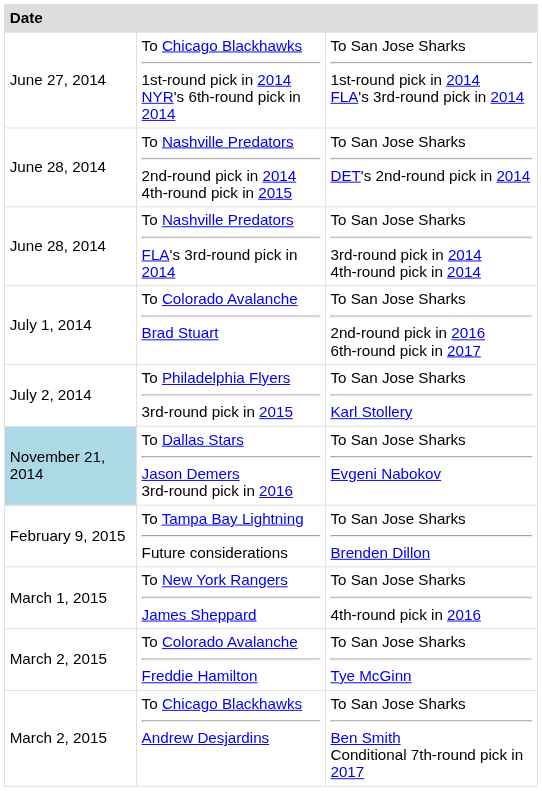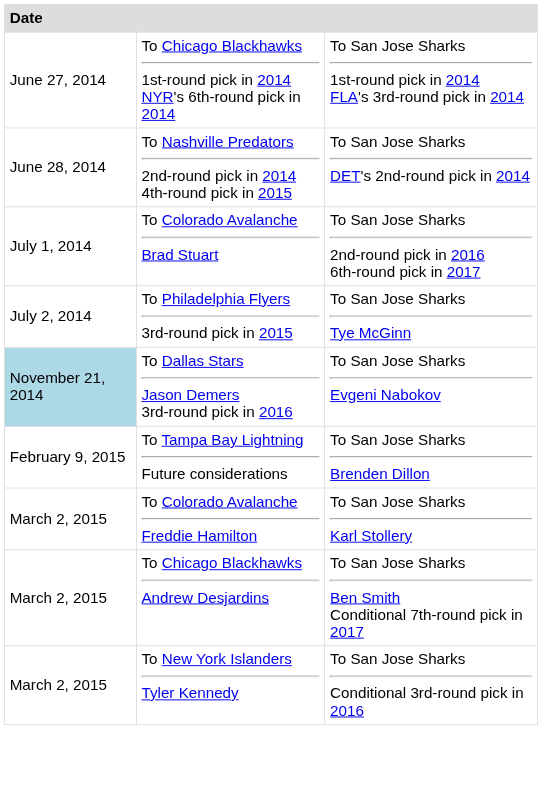- row: (231, 246)
(431, 395) To San Jose Sharks Karl Stollery -> (431, 316) To San Jose Sharks Tye McGinn
- row: (231, 597)
(431, 659) To San Jose Sharks Tye McGinn -> (431, 518) To San Jose Sharks Karl Stollery
+ row: (231, 676)
